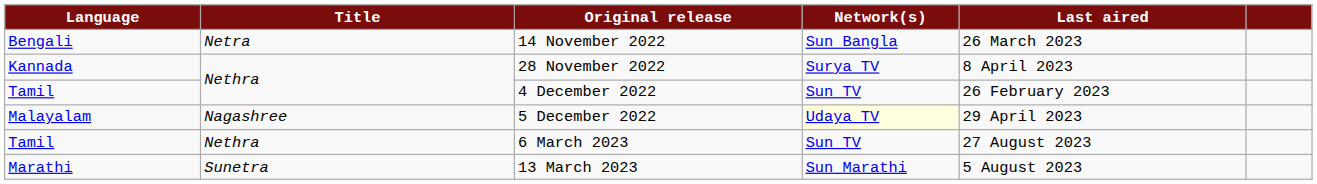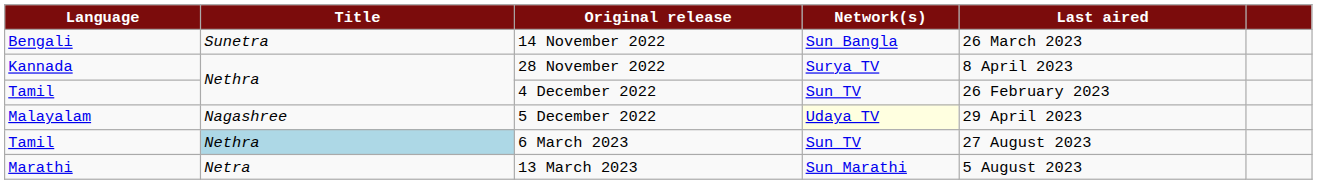(227, 42) Netra -> (237, 42) Sunetra
(232, 142) no background -> (232, 142) lightblue background
(237, 167) Sunetra -> (227, 167) Netra
